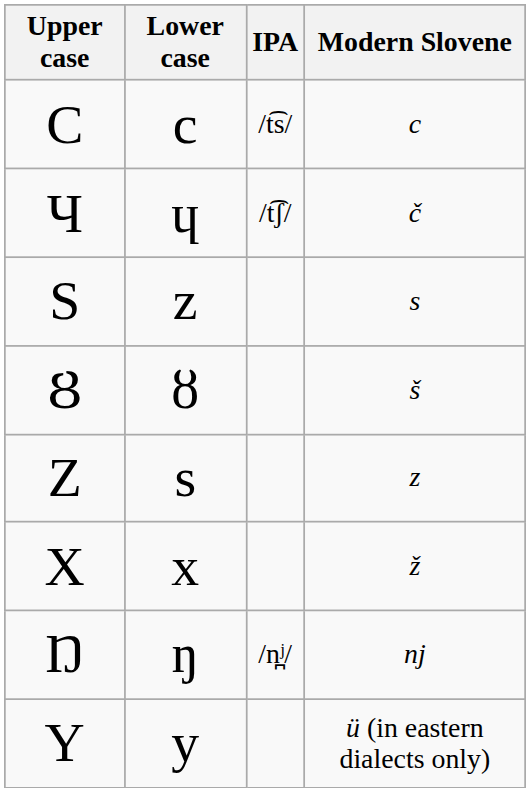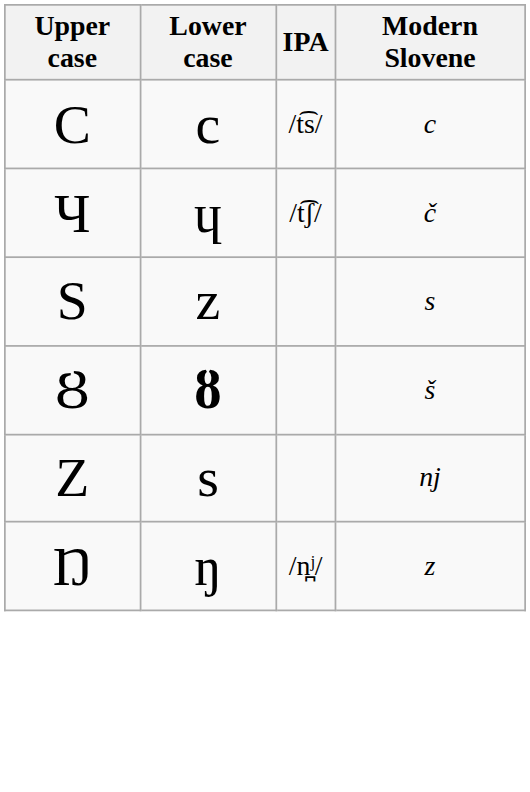(185, 389) normal -> (208, 389) bold
(415, 477) z -> (430, 477) nj
- row: (65, 565)
(415, 654) nj -> (430, 565) z
- row: (65, 742)
